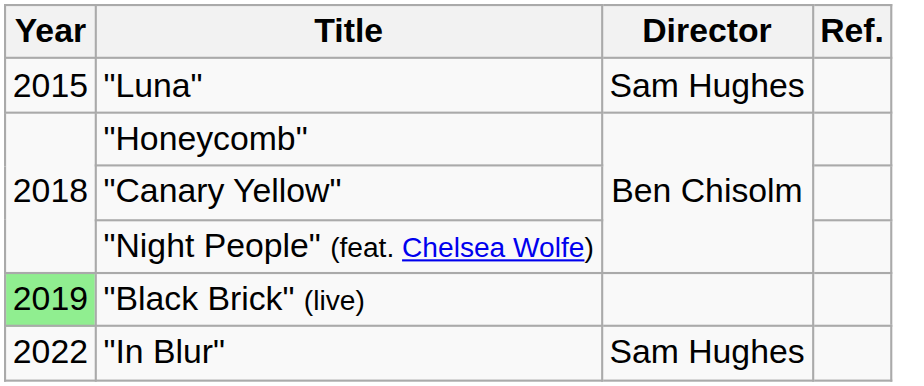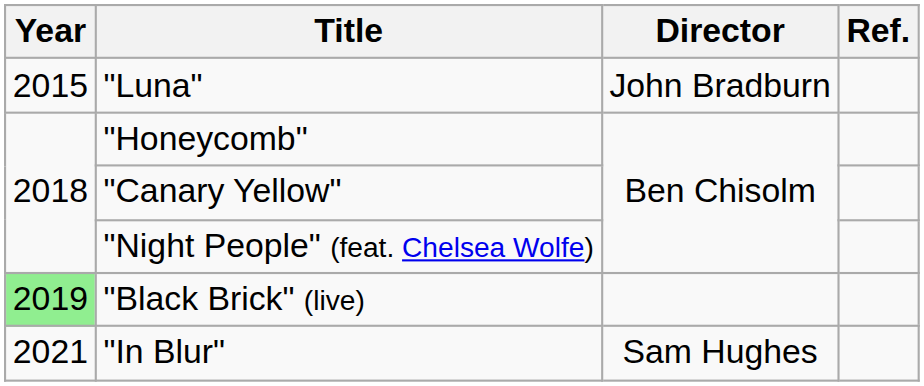(707, 84) Sam Hughes -> (720, 84) John Bradburn
(50, 352) 2022 -> (50, 352) 2021
